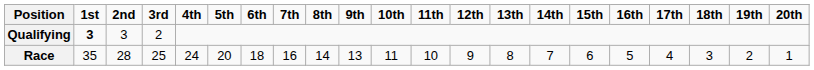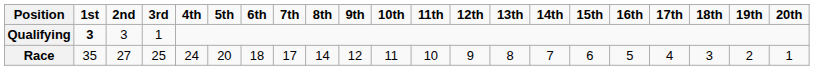(159, 35) 2 -> (159, 35) 1
(124, 55) 28 -> (124, 55) 27
(290, 55) 16 -> (290, 55) 17
(355, 55) 13 -> (355, 55) 12
